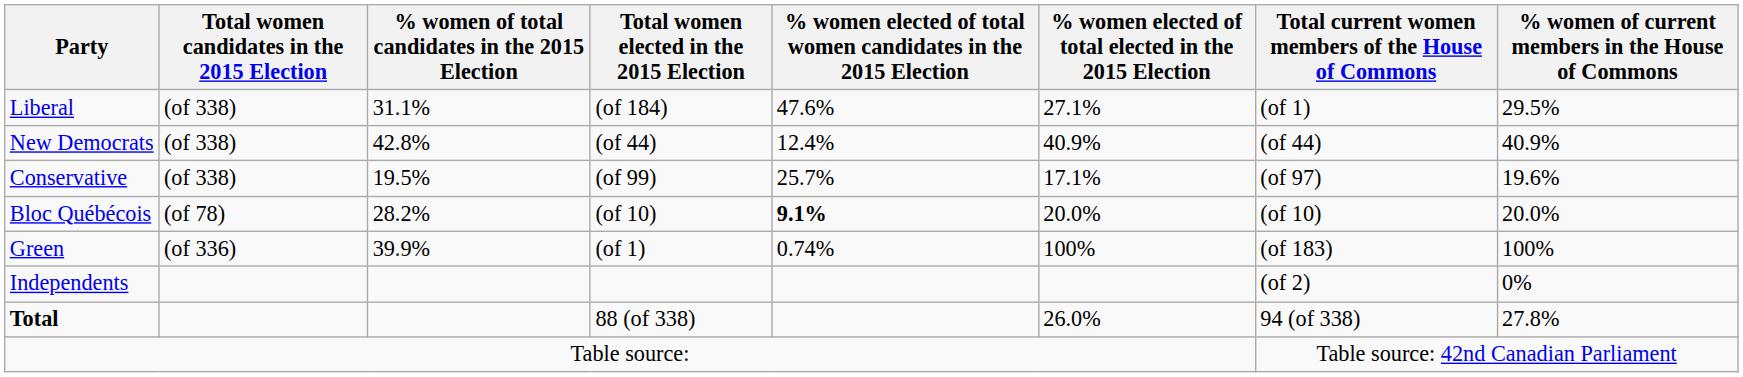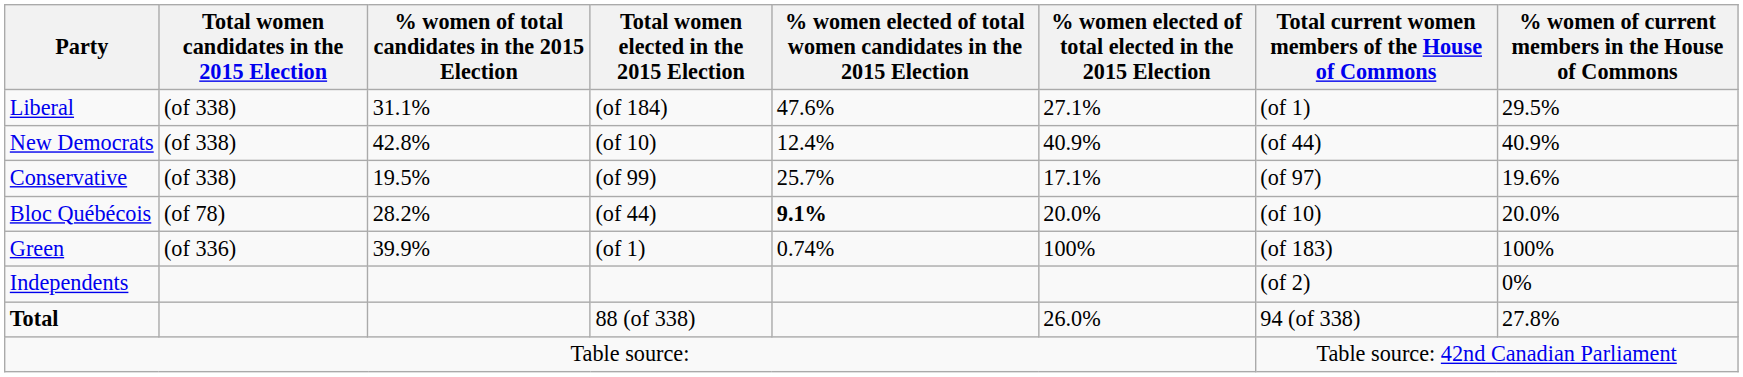(626, 142) (of 44) -> (626, 142) (of 10)
(626, 213) (of 10) -> (626, 213) (of 44)
